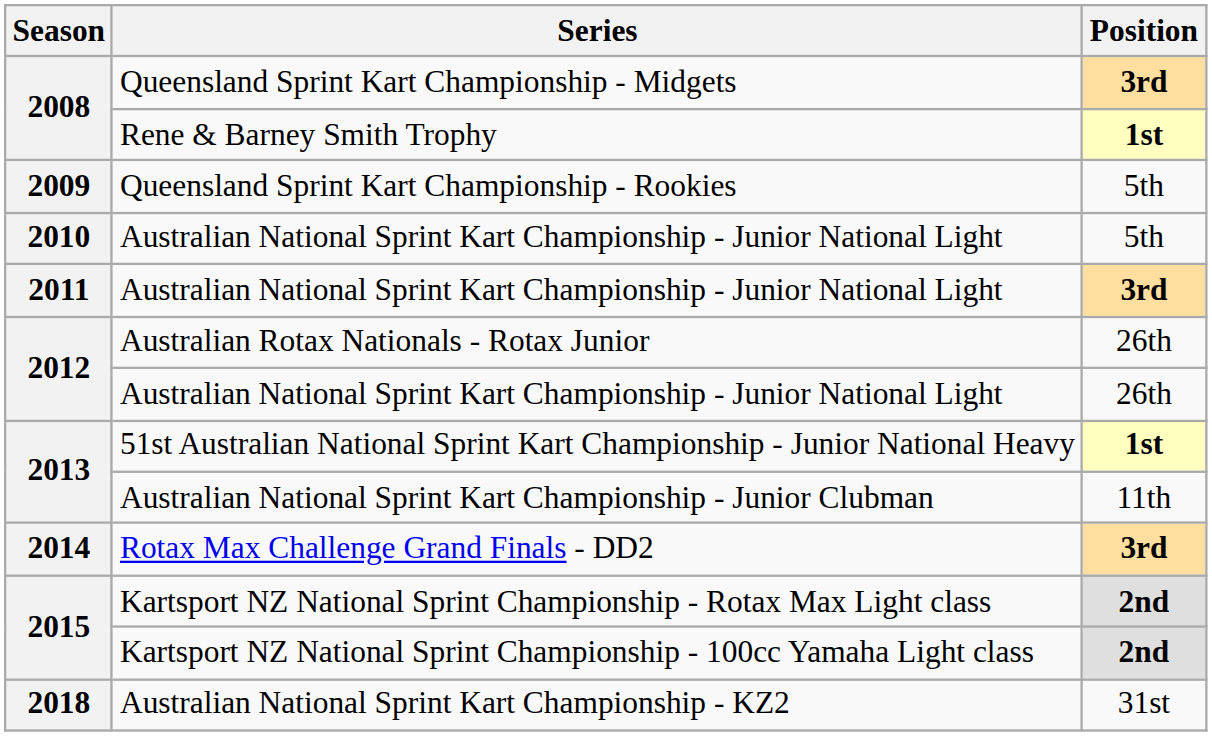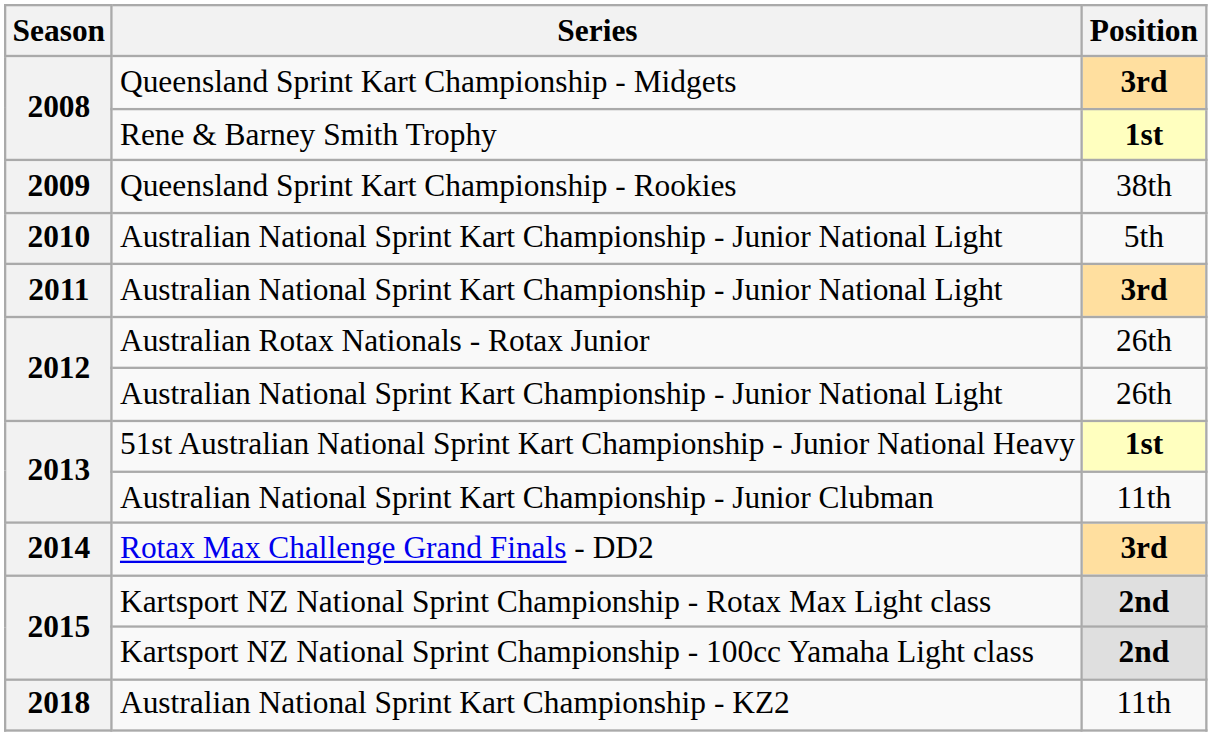(1144, 185) 5th -> (1144, 185) 38th
(1144, 703) 31st -> (1144, 703) 11th
